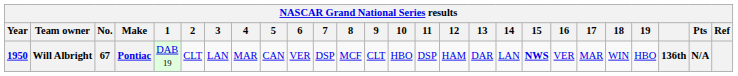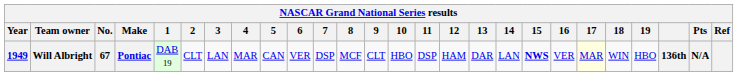(17, 56) 1950 -> (17, 56) 1949
(591, 56) no background -> (591, 56) lightyellow background
